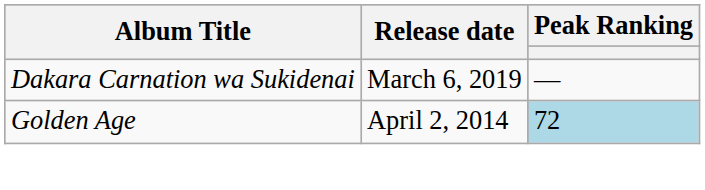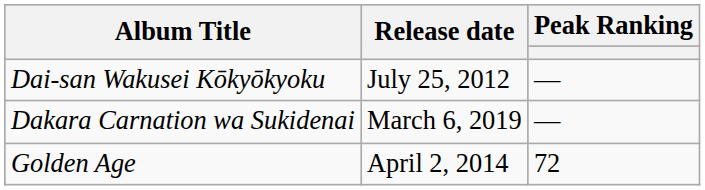+ row: (168, 79)
(547, 121) lightblue background -> (547, 163) no background
